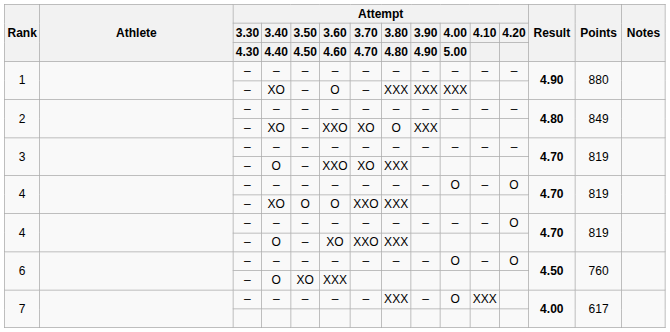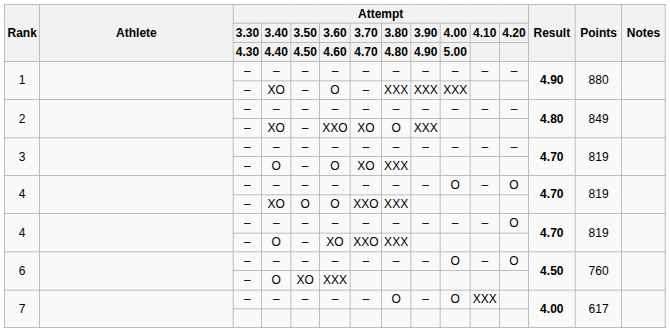(335, 166) XXO -> (335, 166) O
(396, 299) XXX -> (396, 299) O
